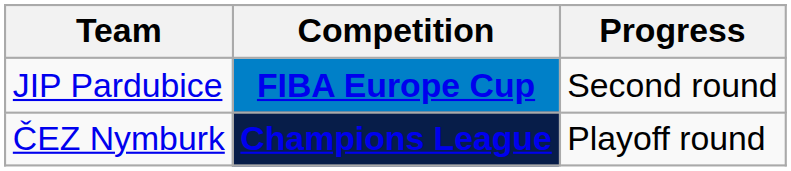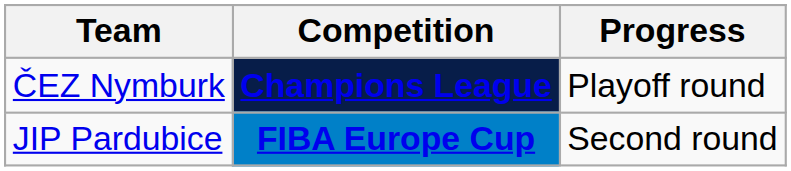rows swapped: (119, 138) <-> (118, 84)
